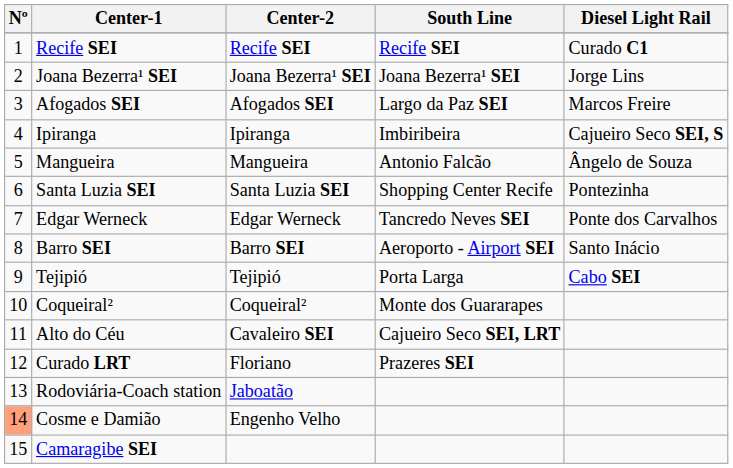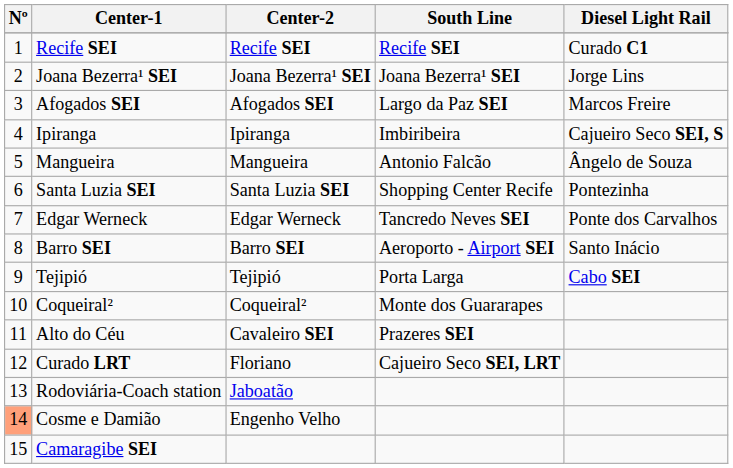(470, 334) Cajueiro Seco SEI, LRT -> (426, 334) Prazeres SEI
(426, 362) Prazeres SEI -> (470, 362) Cajueiro Seco SEI, LRT
